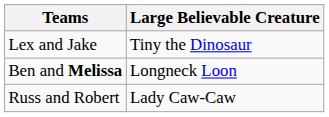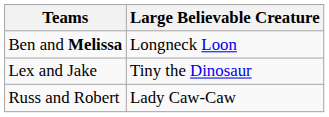rows swapped: (53, 44) <-> (65, 71)
